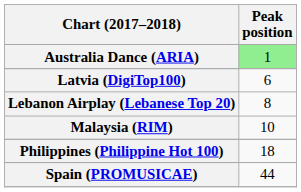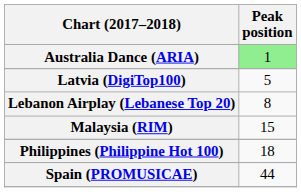(267, 80) 6 -> (267, 80) 5
(267, 127) 10 -> (267, 127) 15
